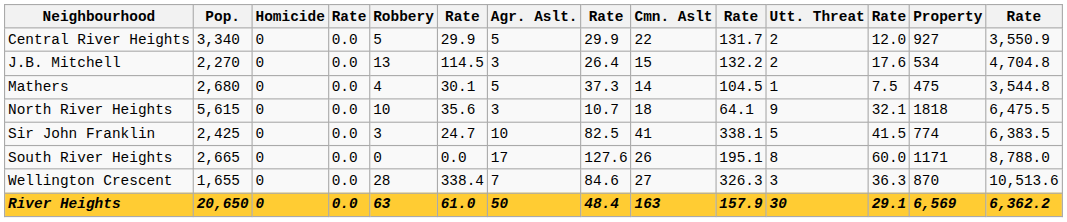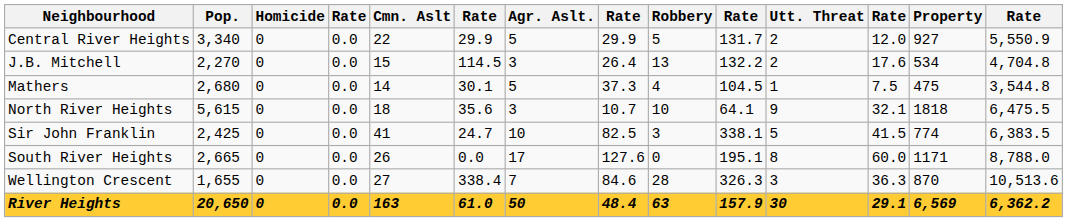columns swapped: (404, 16) <-> (673, 16)
(1020, 40) 3,550.9 -> (1020, 40) 5,550.9
